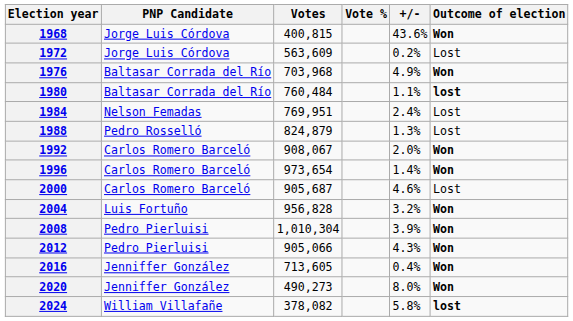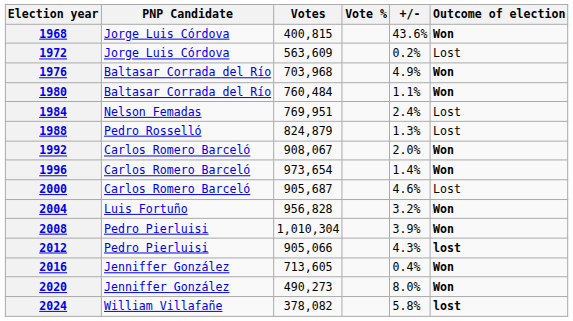(447, 92) lost -> (443, 92) Won
(443, 248) Won -> (447, 248) lost
